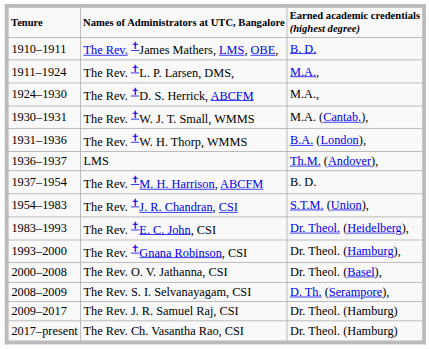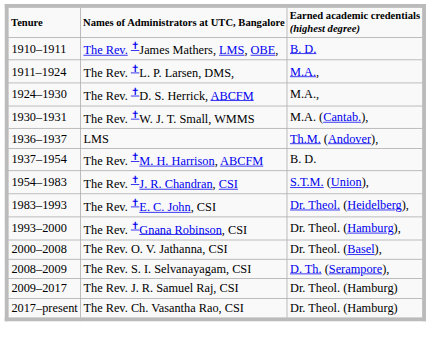- row: (165, 140)
